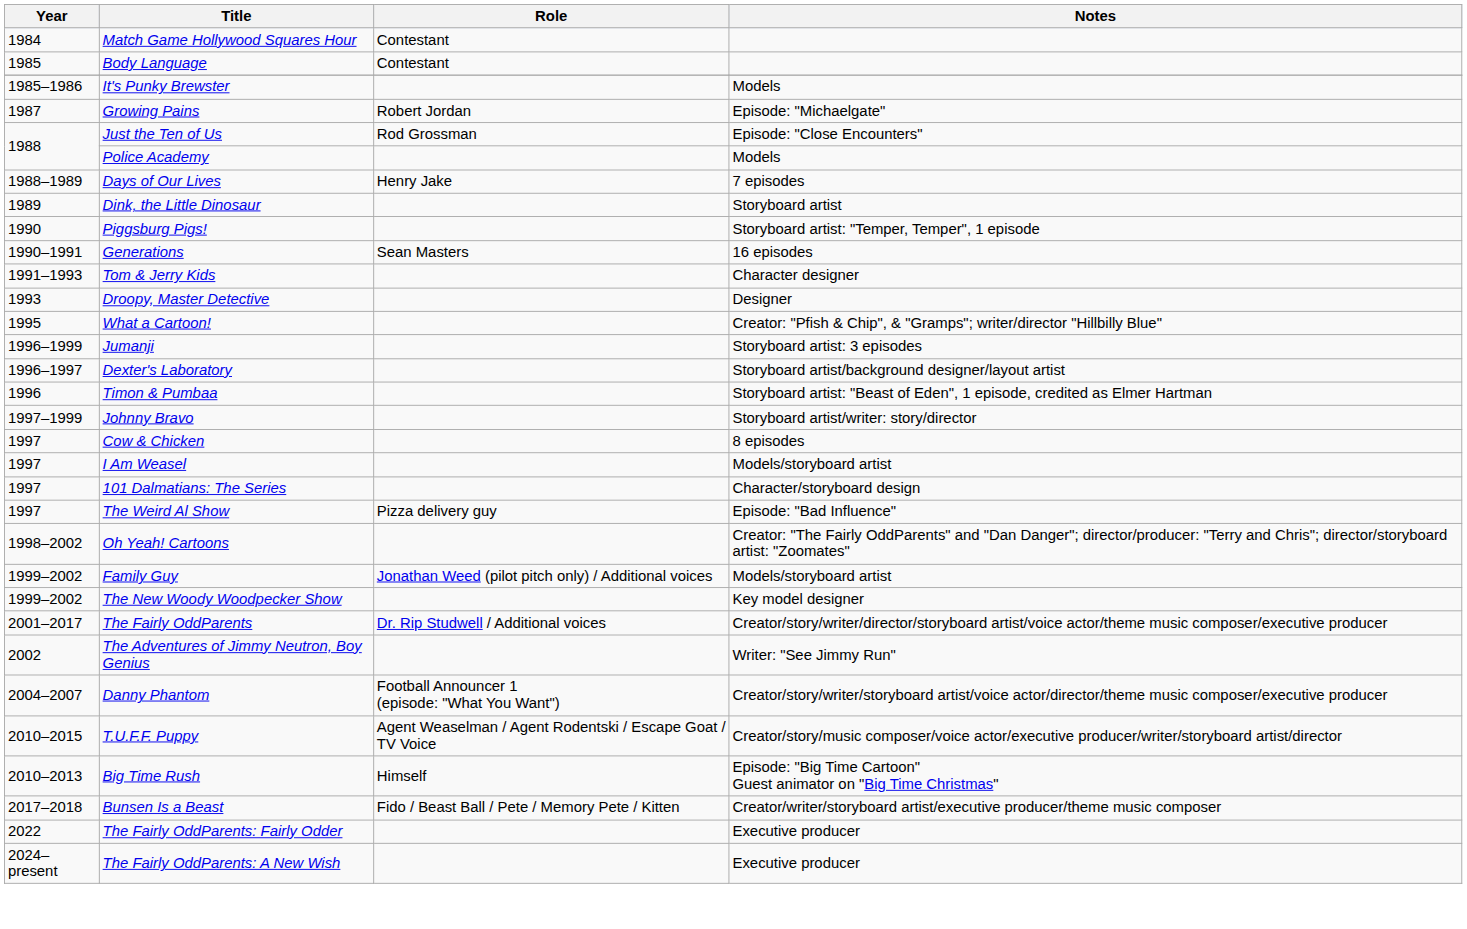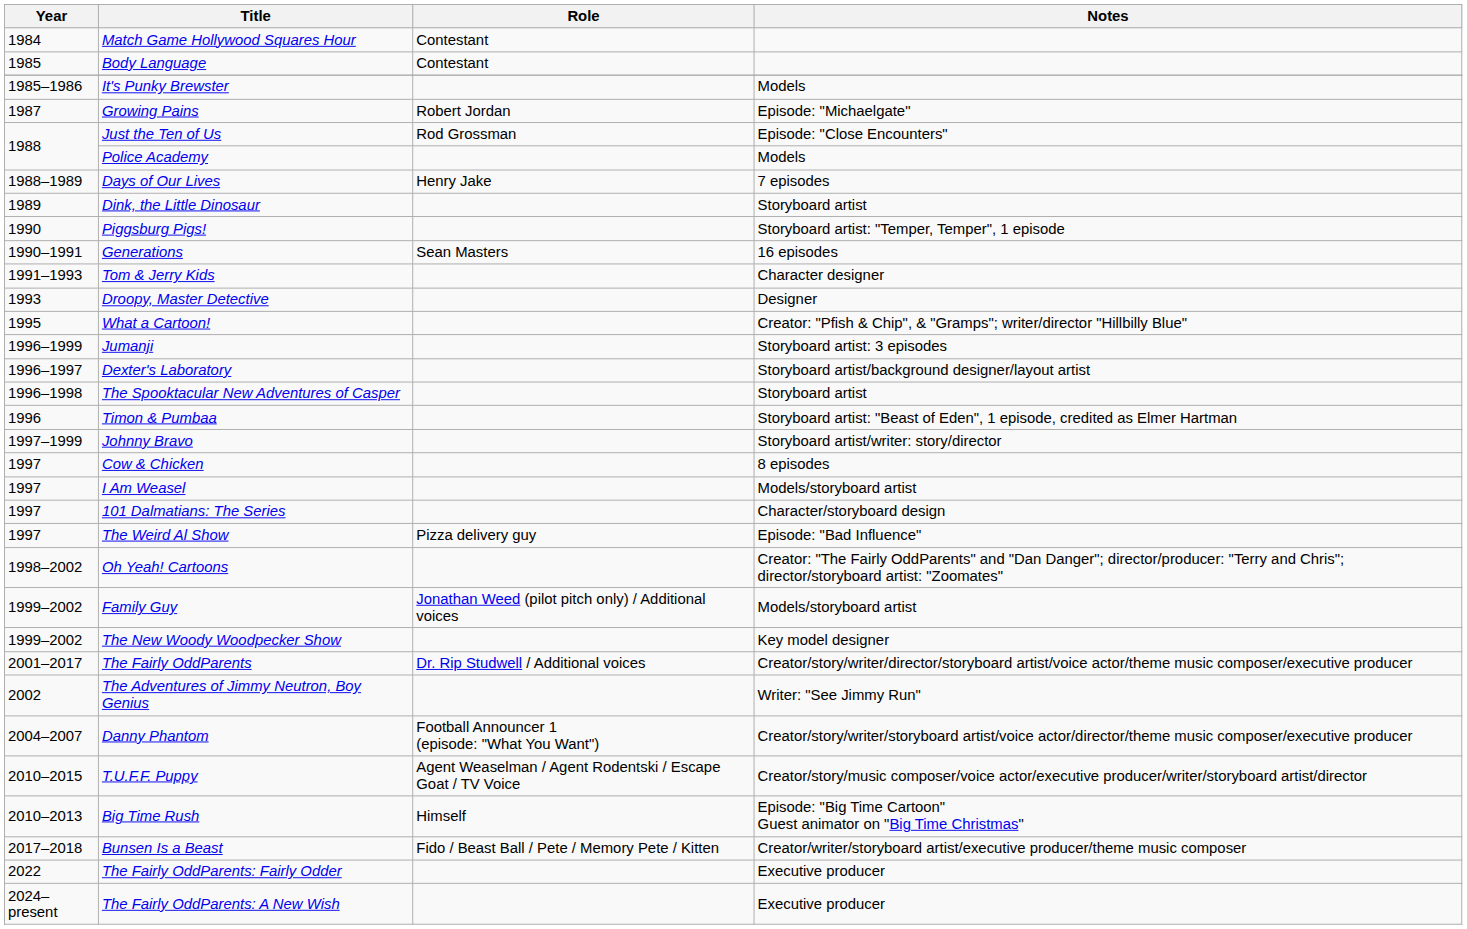+ row: (251, 393)
